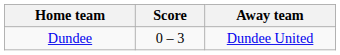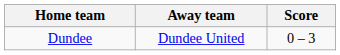columns swapped: (170, 15) <-> (270, 15)
